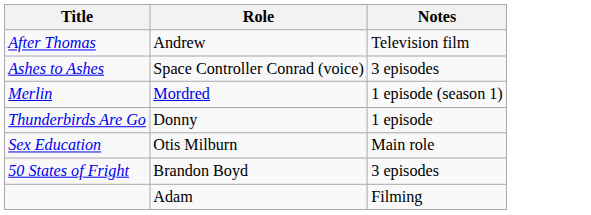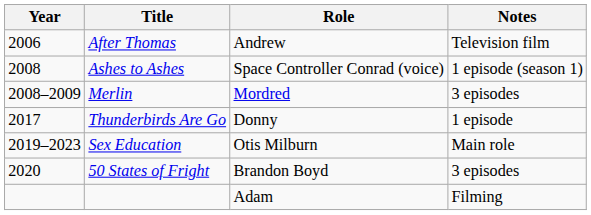+ column: (45, 17)
(405, 68) 3 episodes -> (517, 68) 1 episode (season 1)
(437, 94) 1 episode (season 1) -> (485, 94) 3 episodes
